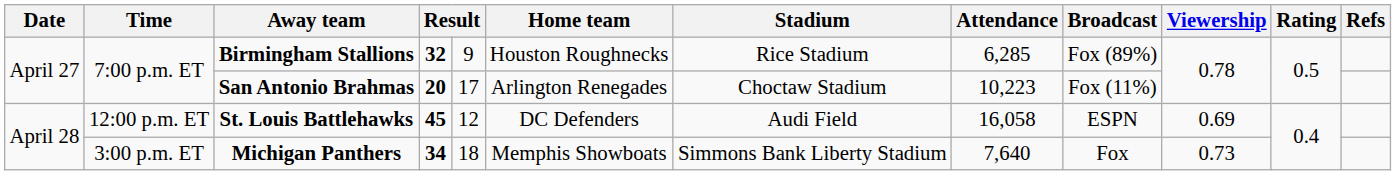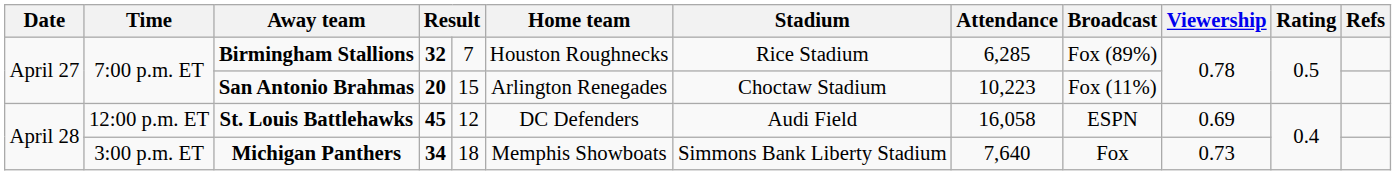(469, 53) 9 -> (469, 53) 7
(469, 86) 17 -> (469, 86) 15
